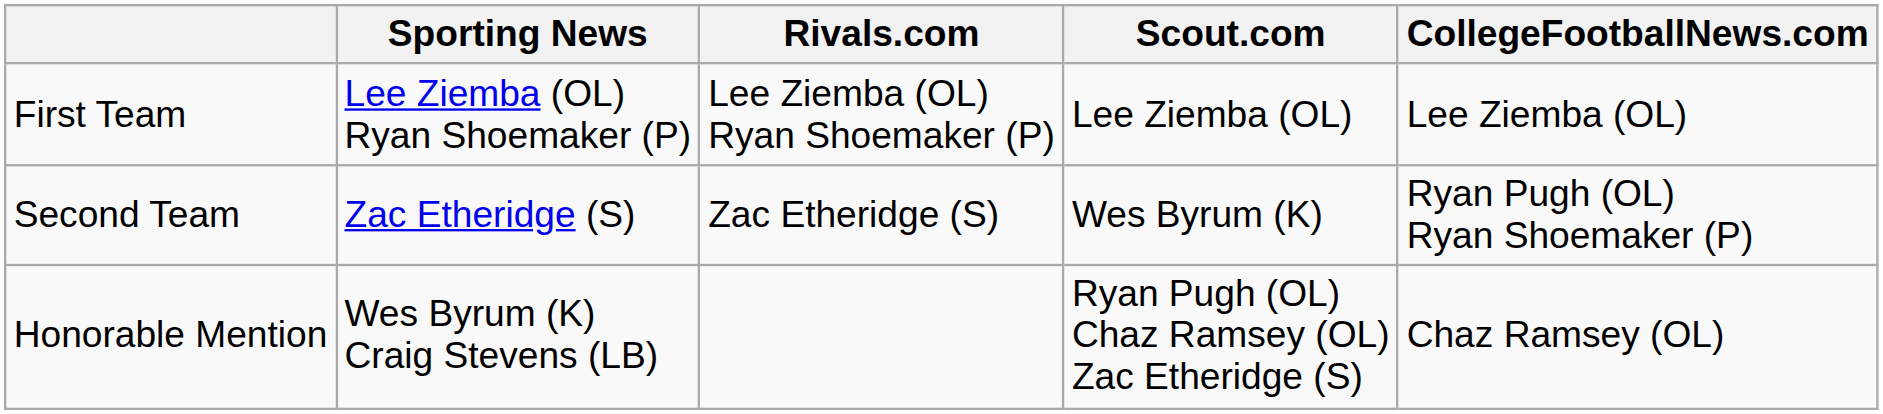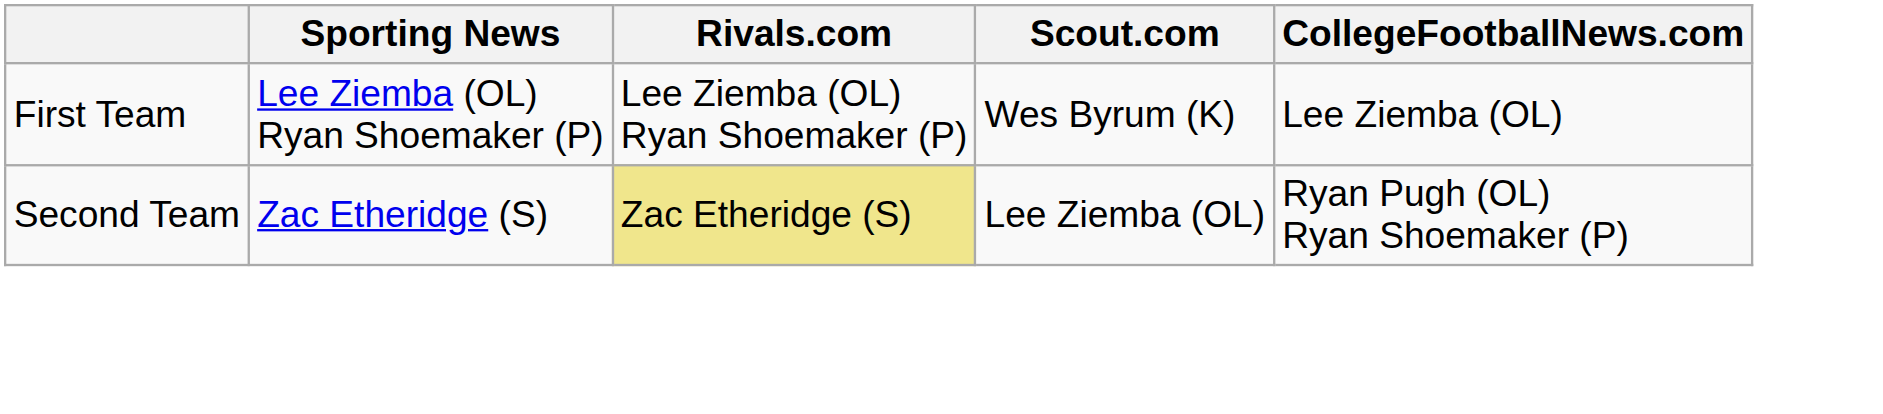(1212, 113) Lee Ziemba (OL) -> (1110, 113) Wes Byrum (K)
(854, 214) no background -> (766, 214) khaki background
(1197, 214) Wes Byrum (K) -> (1125, 214) Lee Ziemba (OL)
- row: (171, 335)
